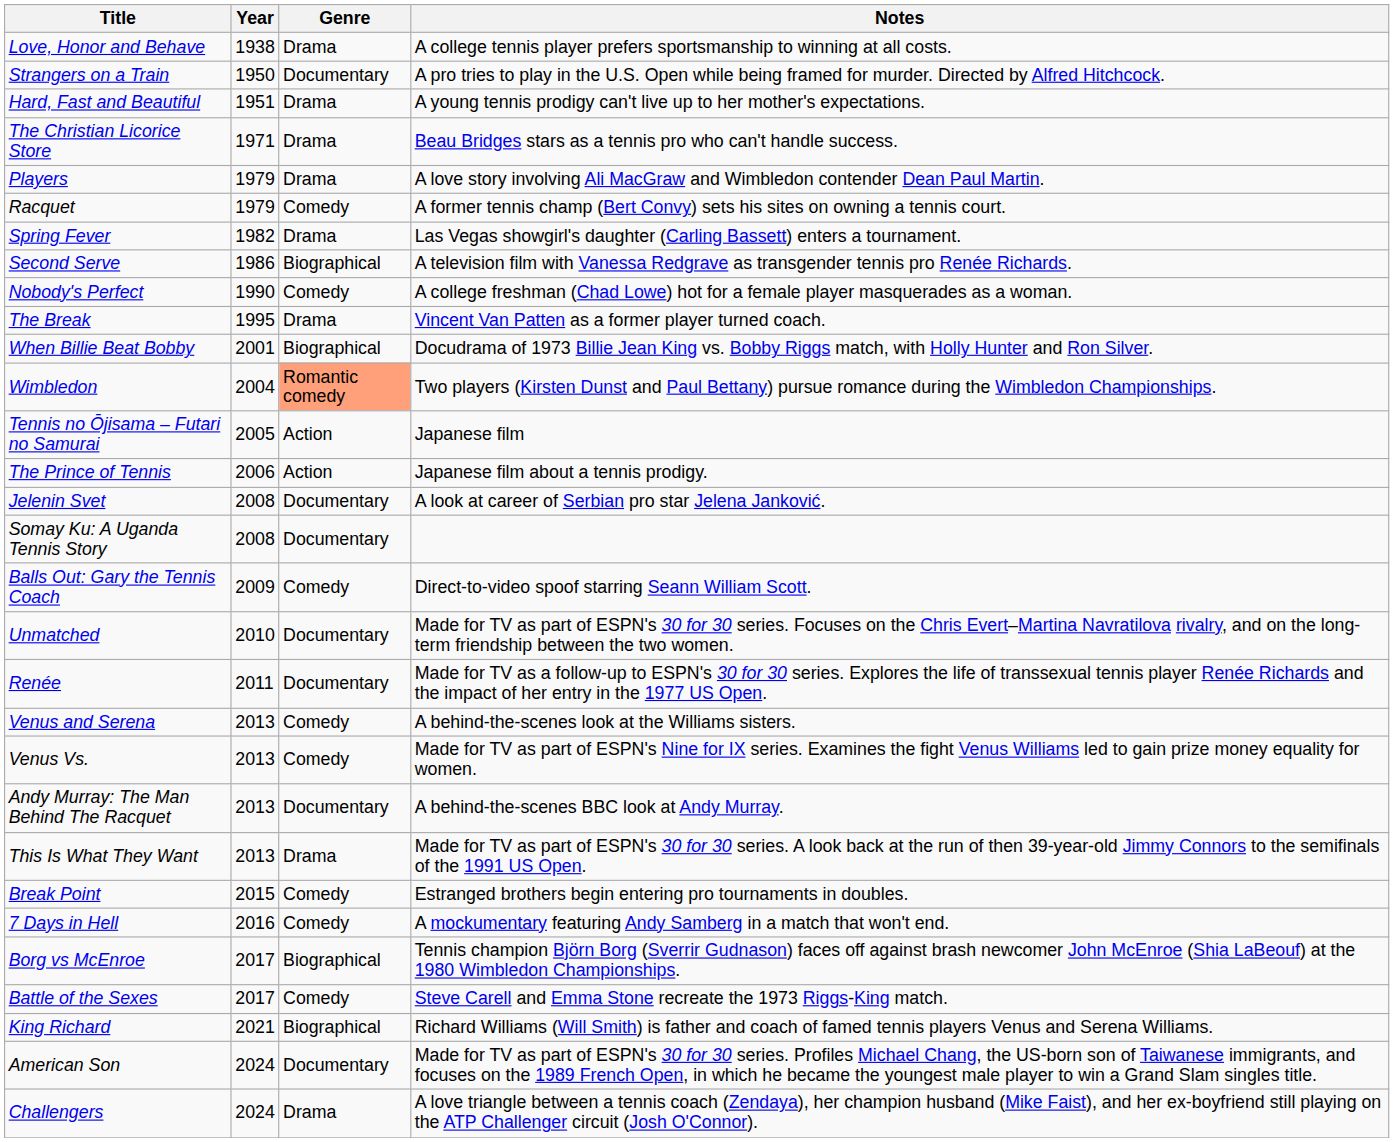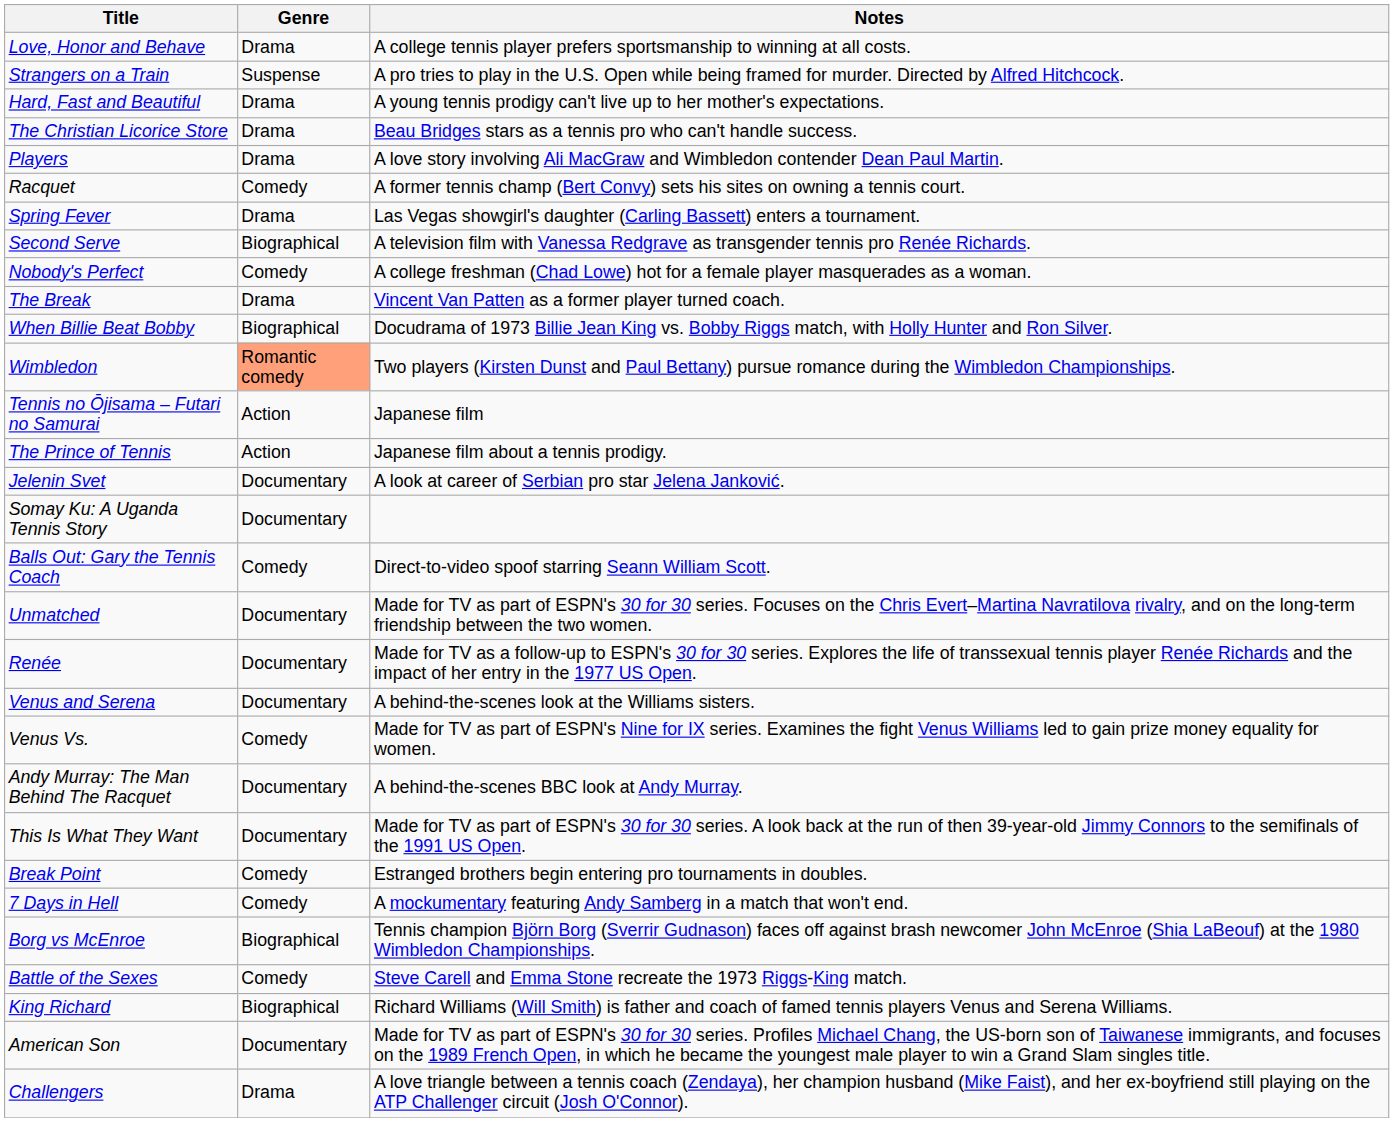- column: (255, 18)
(336, 74) Documentary -> (281, 74) Suspense
(316, 721) Comedy -> (294, 701) Documentary
(310, 856) Drama -> (294, 836) Documentary
